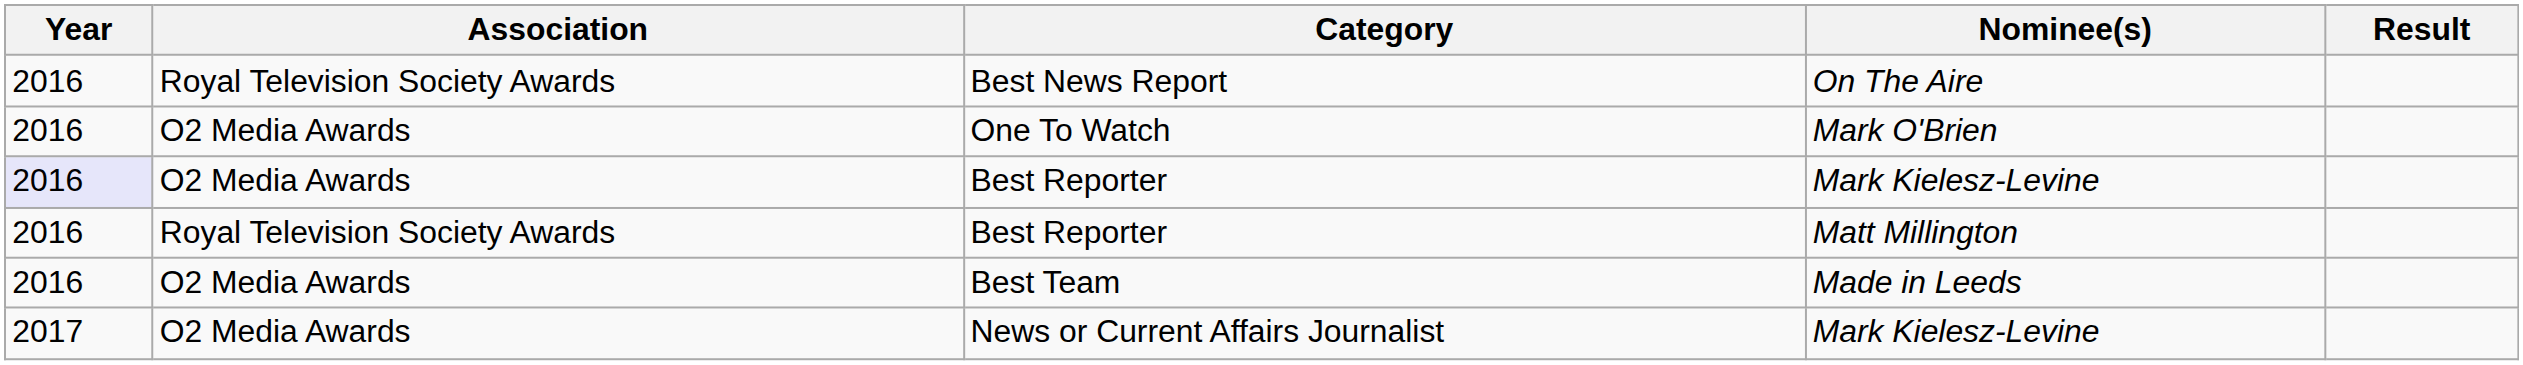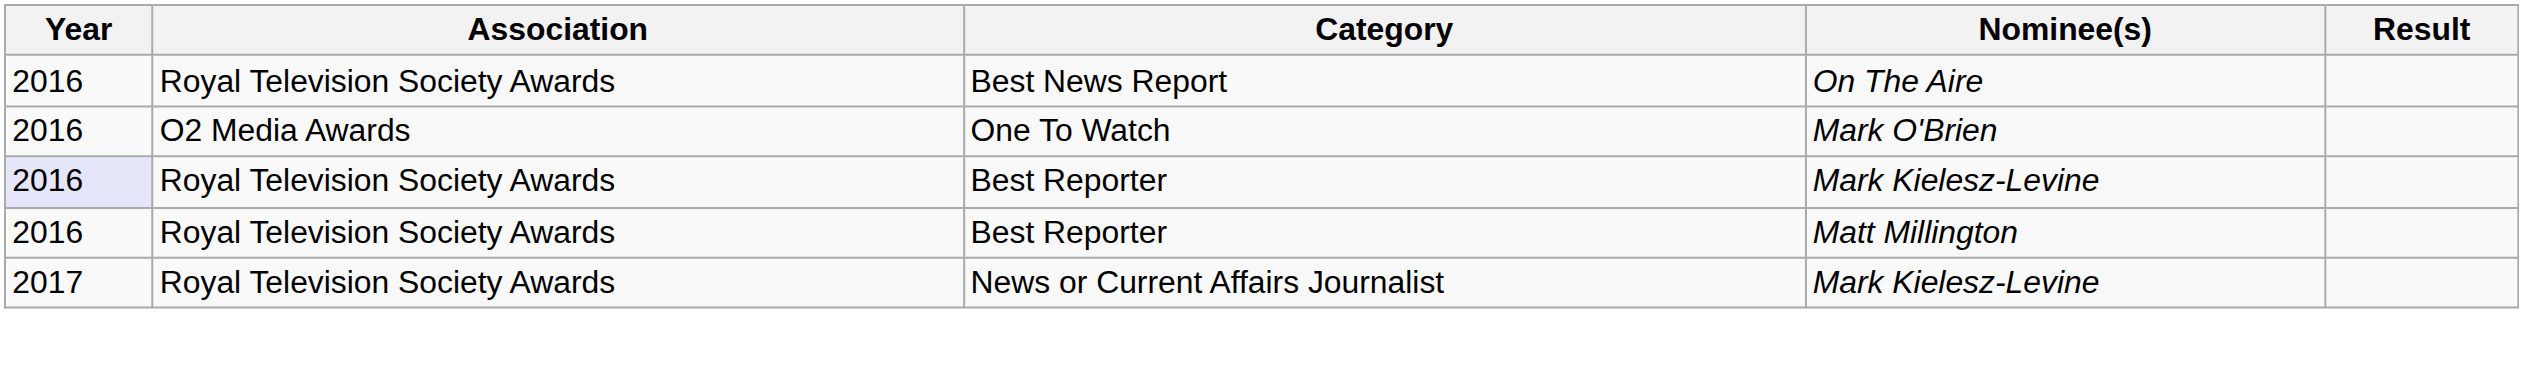(285, 181) O2 Media Awards -> (387, 181) Royal Television Society Awards
- row: (1045, 282)
(285, 332) O2 Media Awards -> (387, 282) Royal Television Society Awards
